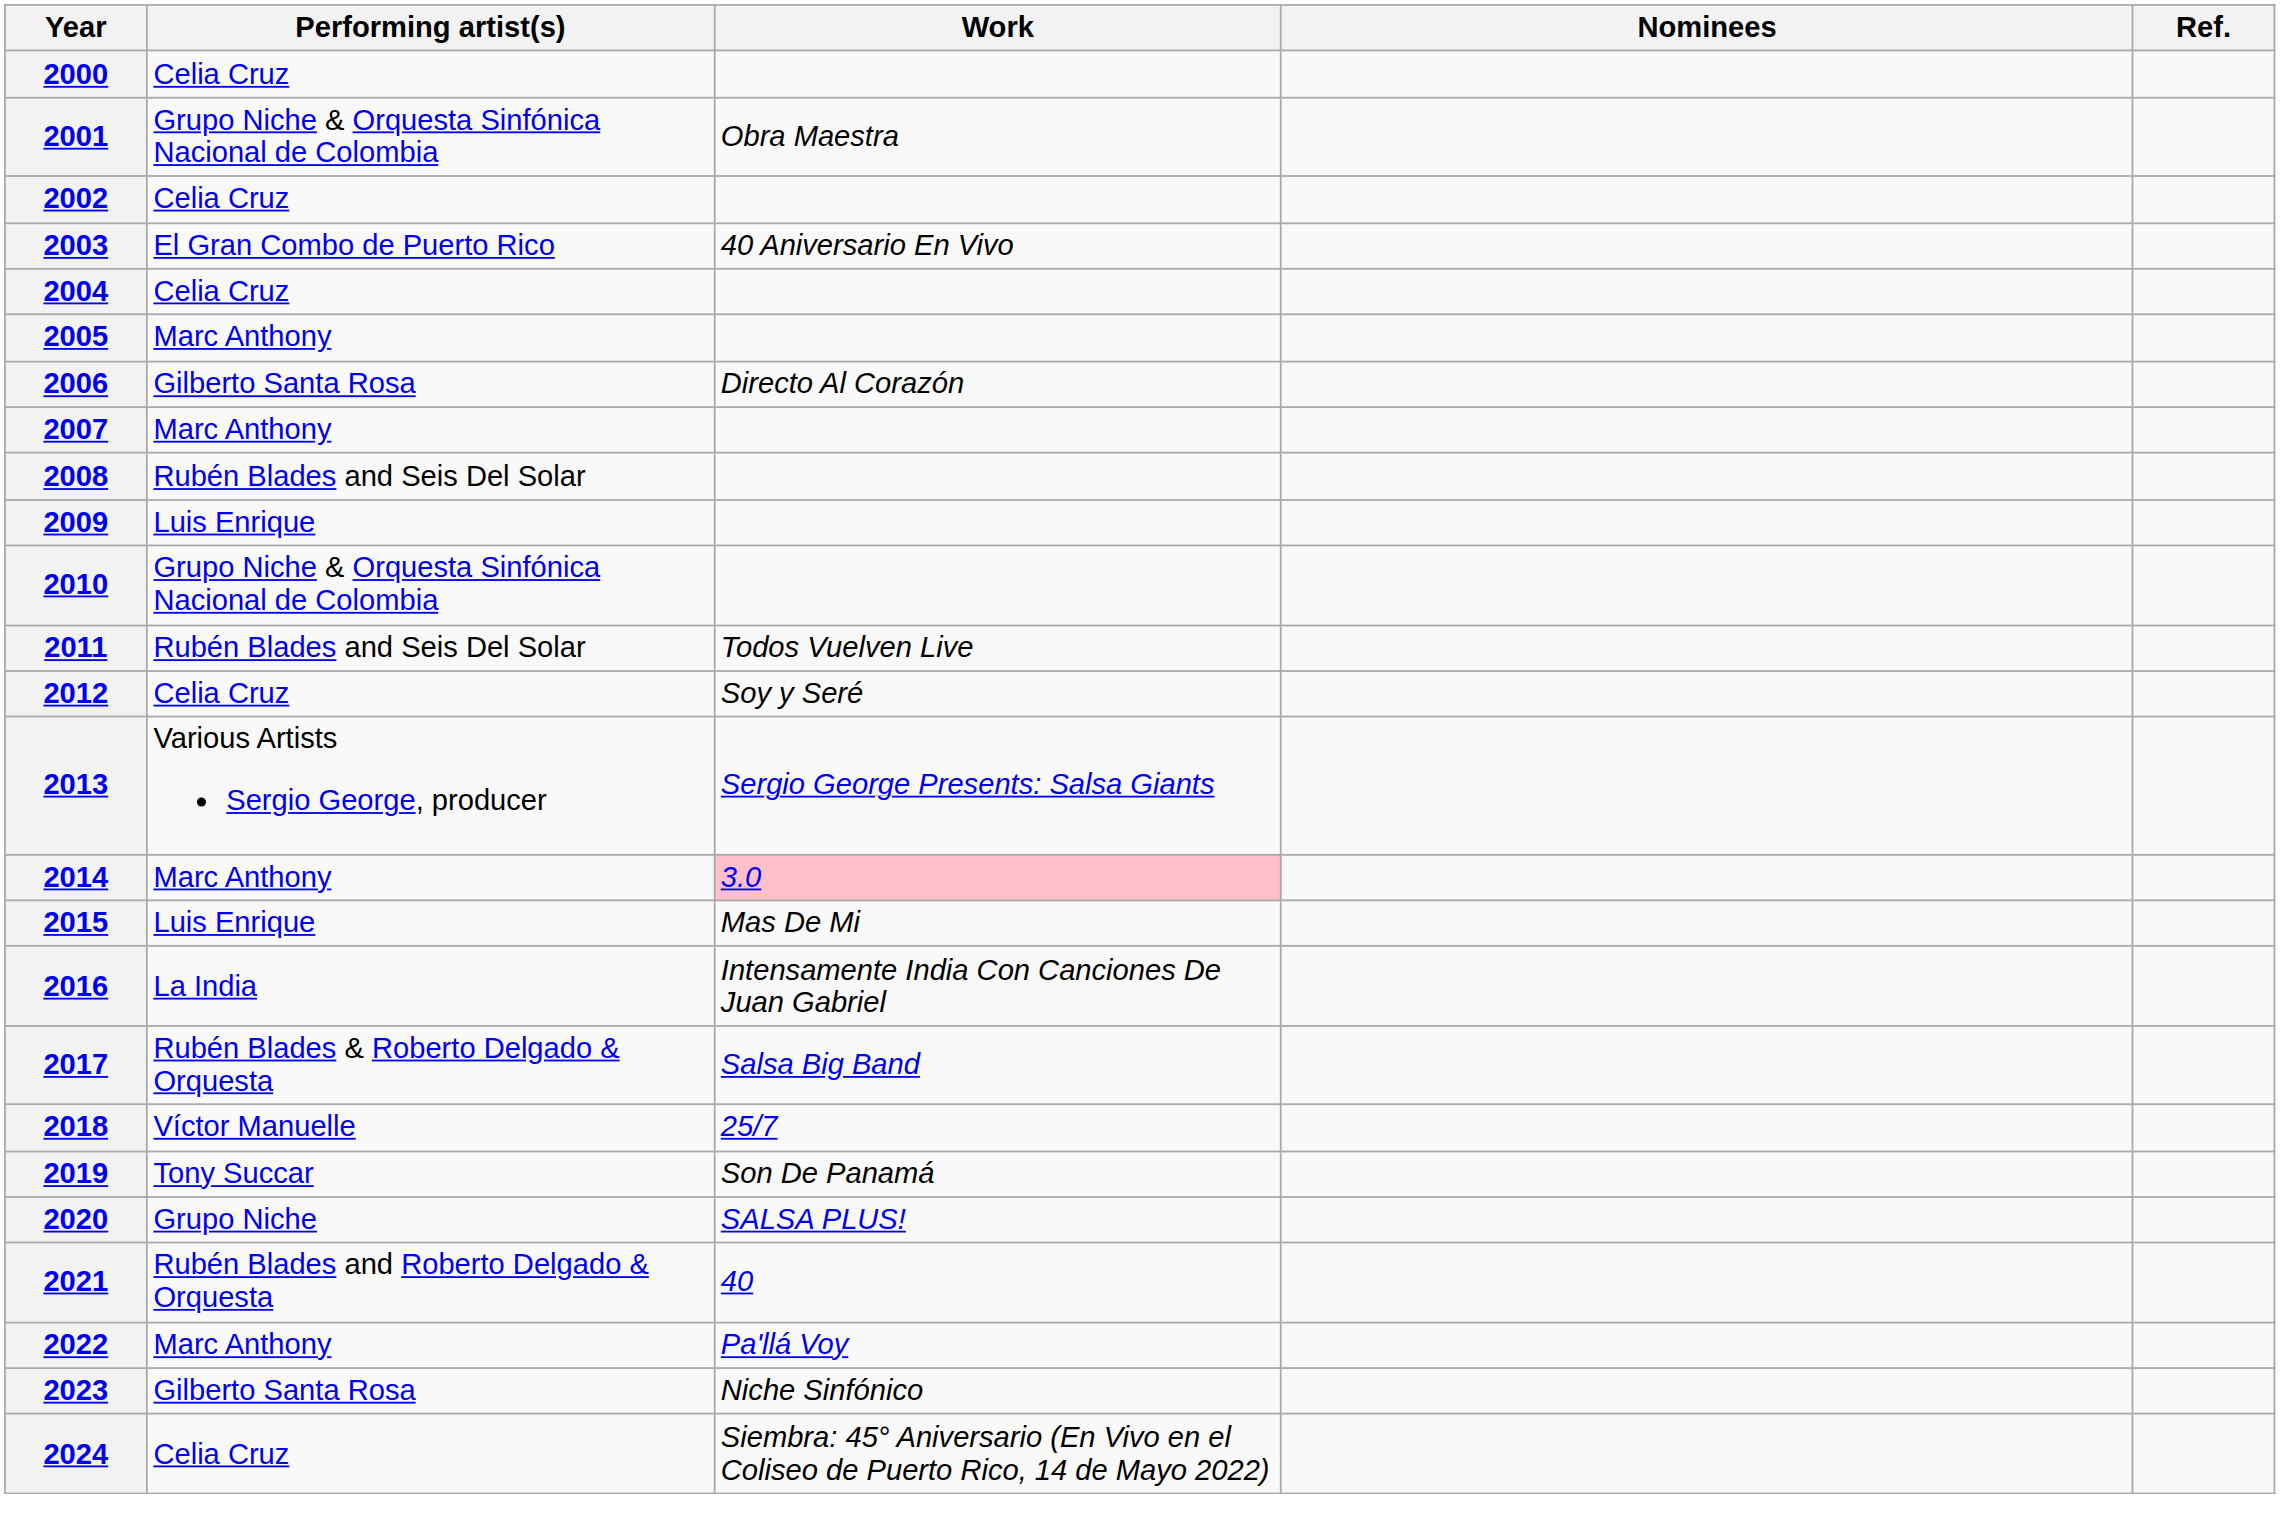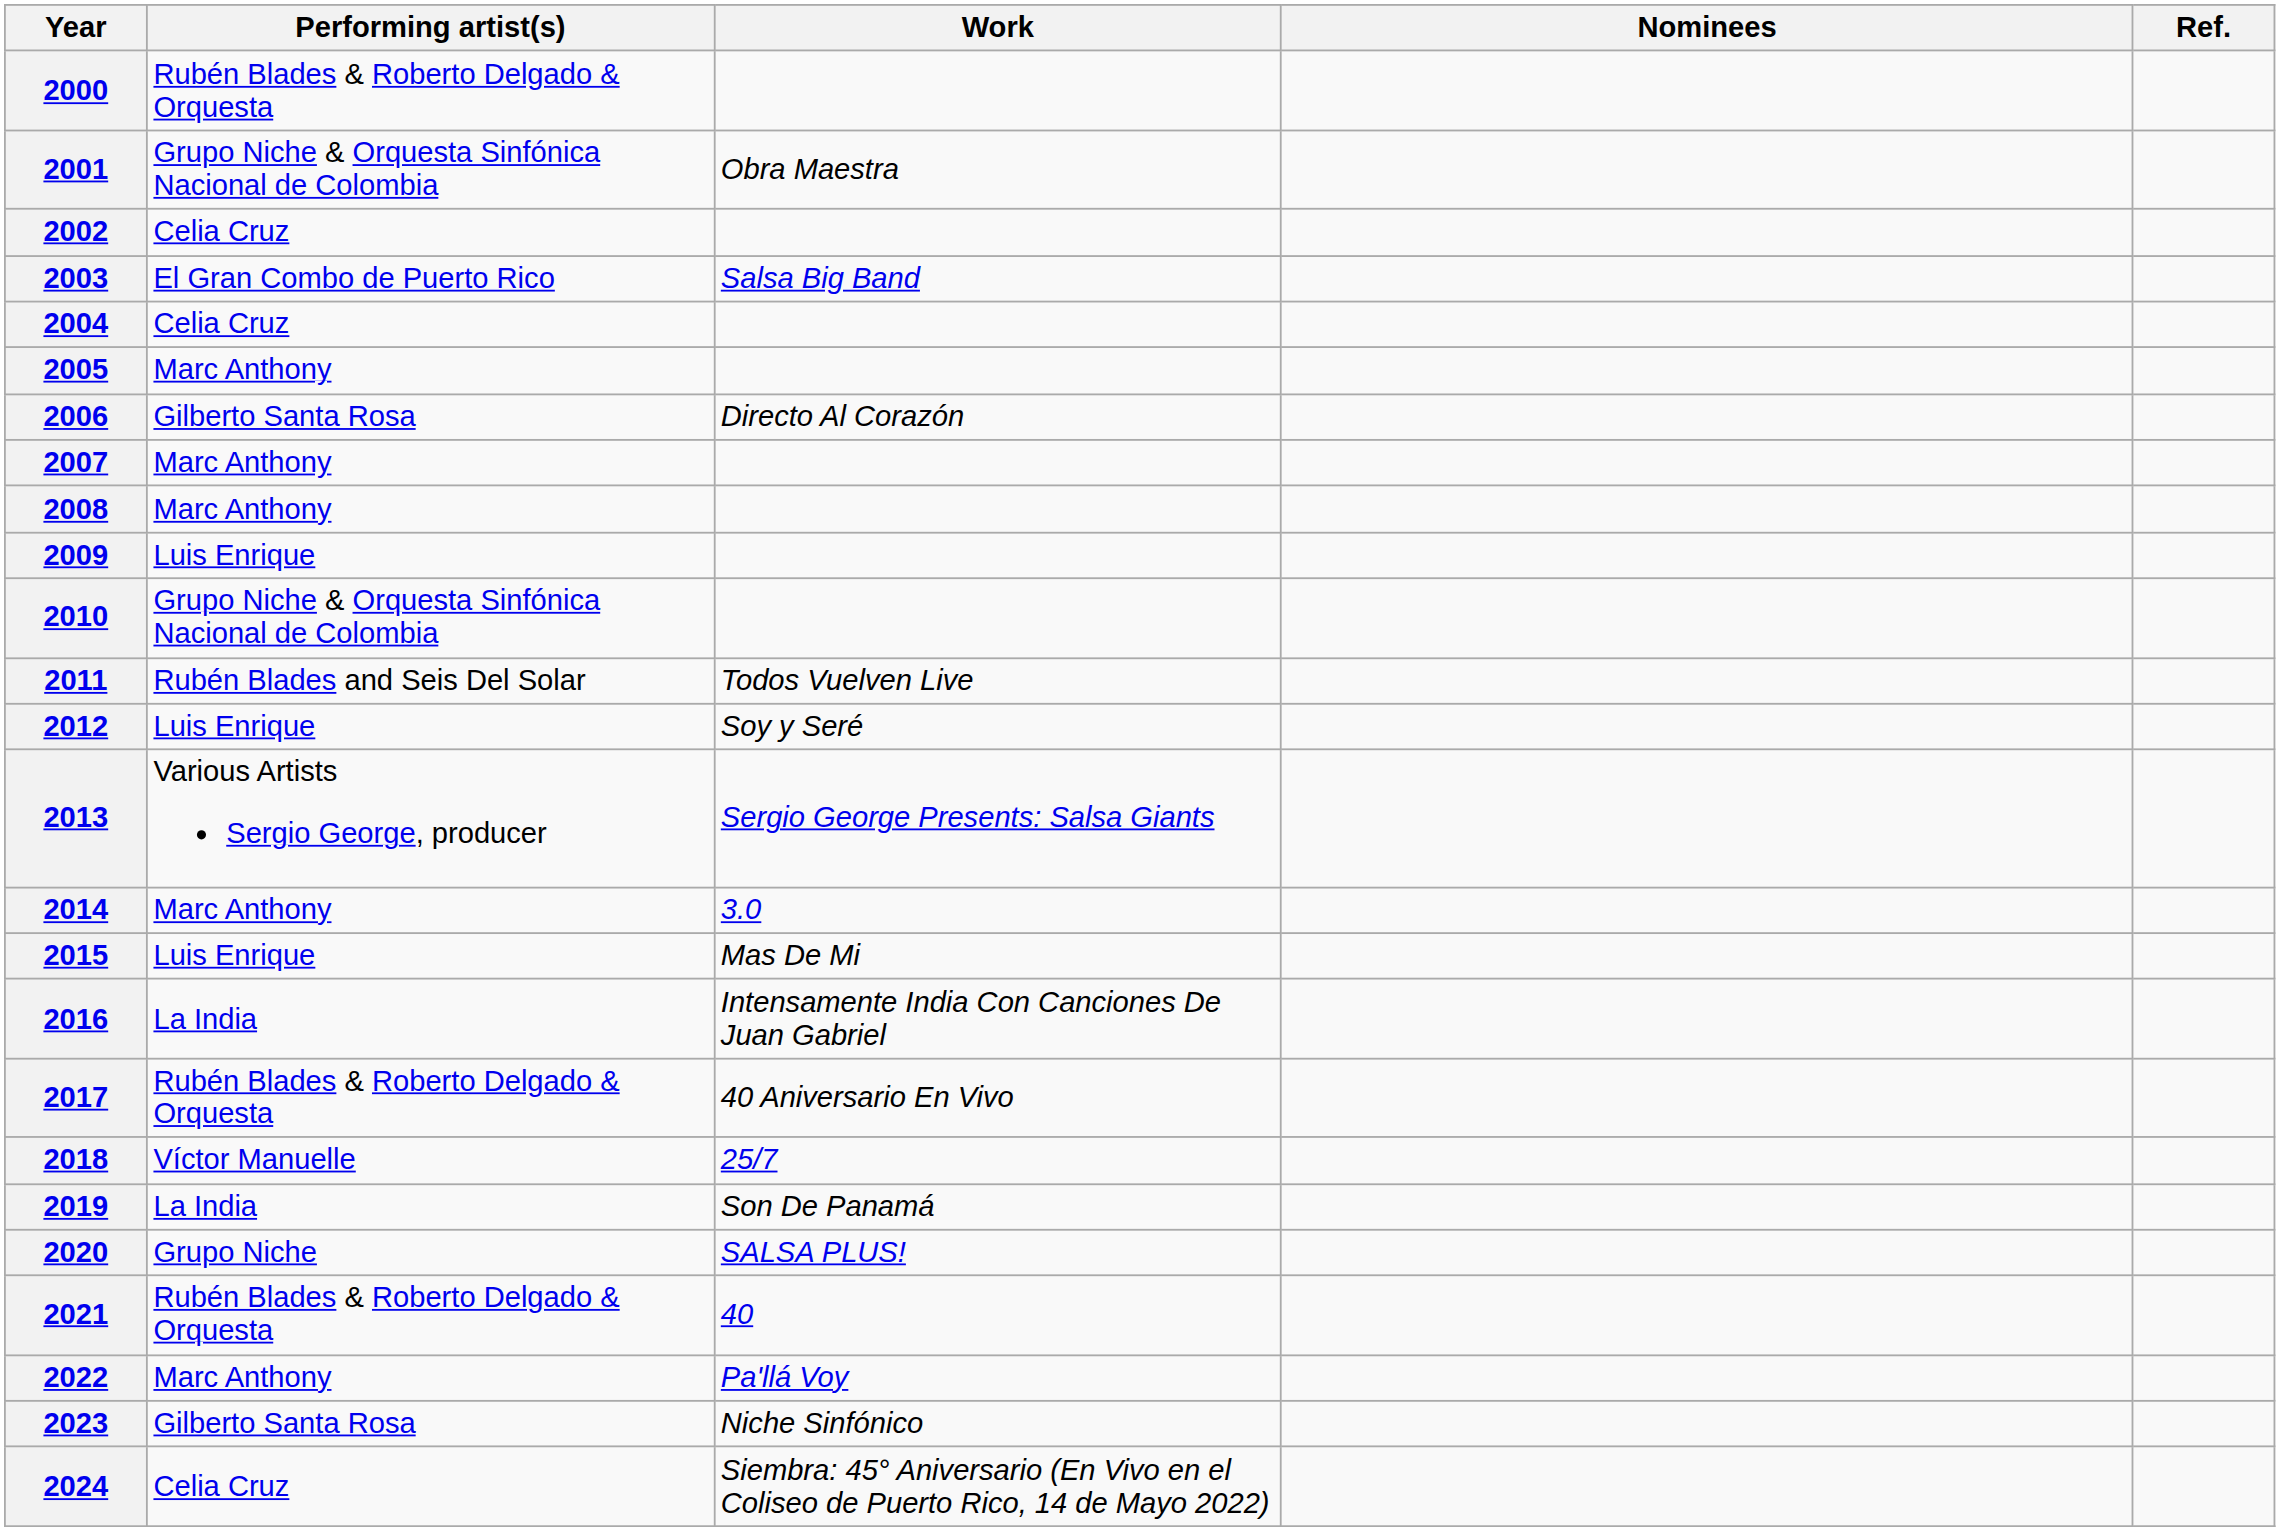(221, 73) Celia Cruz -> (387, 90) Rubén Blades & Roberto Delgado & Orquesta
(867, 245) 40 Aniversario En Vivo -> (820, 277) Salsa Big Band
(370, 475) Rubén Blades and Seis Del Solar -> (242, 508) Marc Anthony
(221, 693) Celia Cruz -> (234, 726) Luis Enrique
(741, 876) pink background -> (741, 909) no background
(820, 1064) Salsa Big Band -> (867, 1097) 40 Aniversario En Vivo
(234, 1173) Tony Succar -> (205, 1206) La India
(401, 1282) Rubén Blades and Roberto Delgado & Orquesta -> (387, 1314) Rubén Blades & Roberto Delgado & Orquesta
